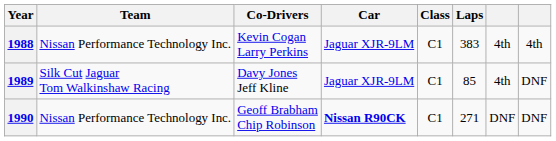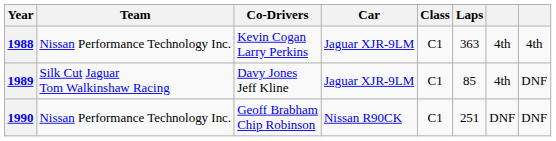(470, 44) 383 -> (470, 44) 363
(365, 117) bold -> (363, 117) normal
(470, 117) 271 -> (470, 117) 251
